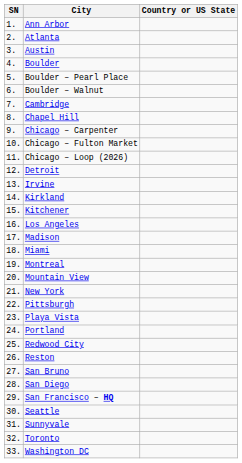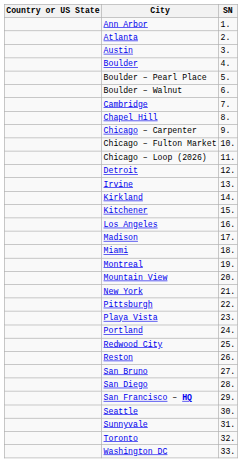columns swapped: (14, 11) <-> (189, 11)
